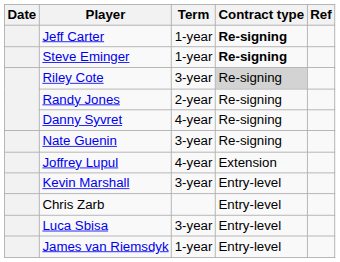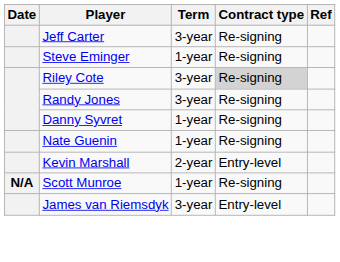(194, 36) 1-year -> (194, 36) 3-year
(253, 36) bold -> (250, 36) normal
(253, 57) bold -> (250, 57) normal
(194, 99) 2-year -> (194, 99) 3-year
(194, 120) 4-year -> (194, 120) 1-year
(194, 141) 3-year -> (194, 141) 1-year
- row: (80, 162)
(194, 183) 3-year -> (194, 162) 2-year
- row: (73, 204)
+ row: (82, 183)
- row: (75, 225)
(194, 246) 1-year -> (194, 204) 3-year
